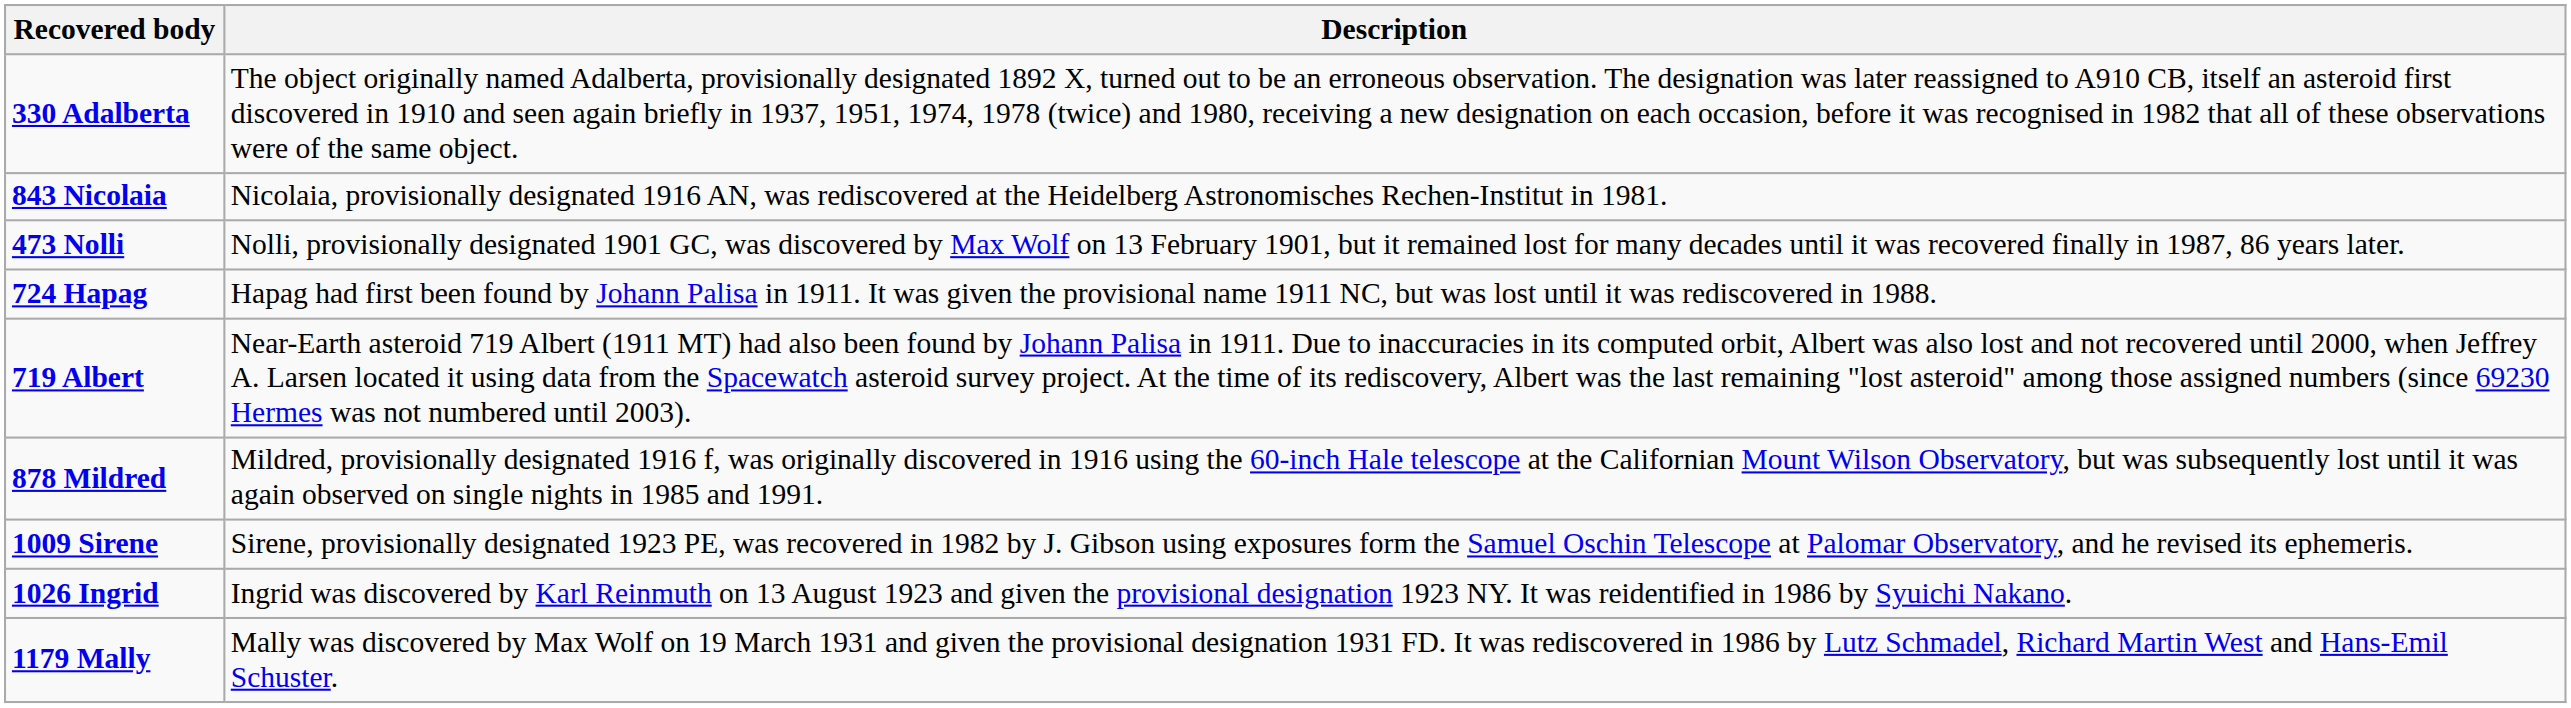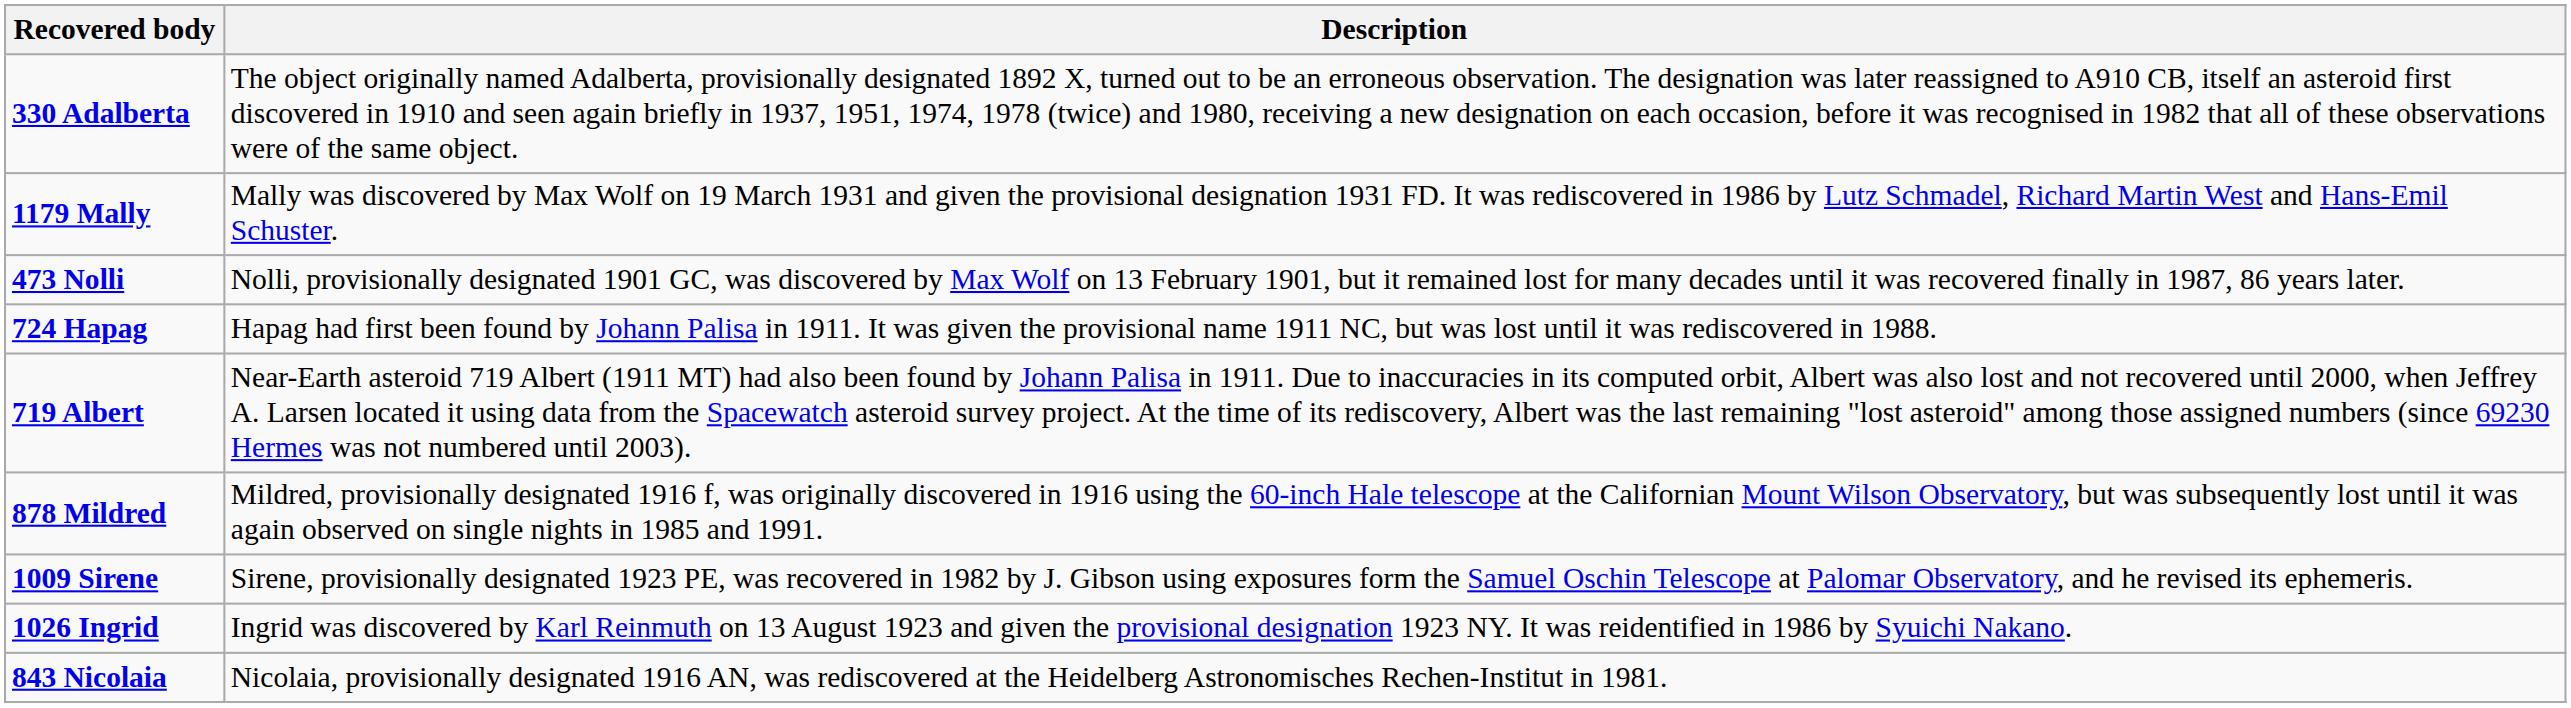rows swapped: (89, 196) <-> (81, 659)
